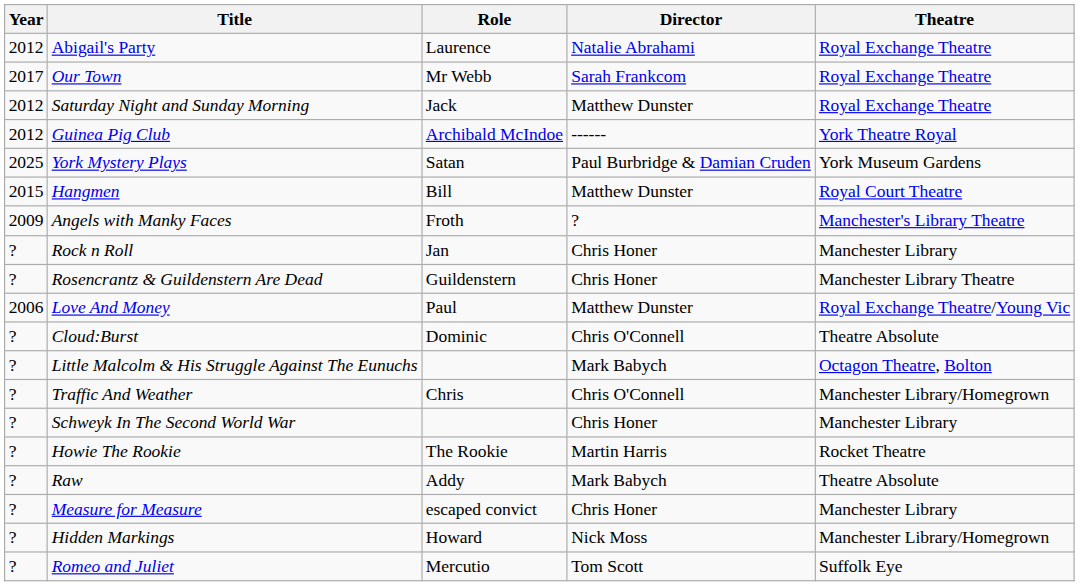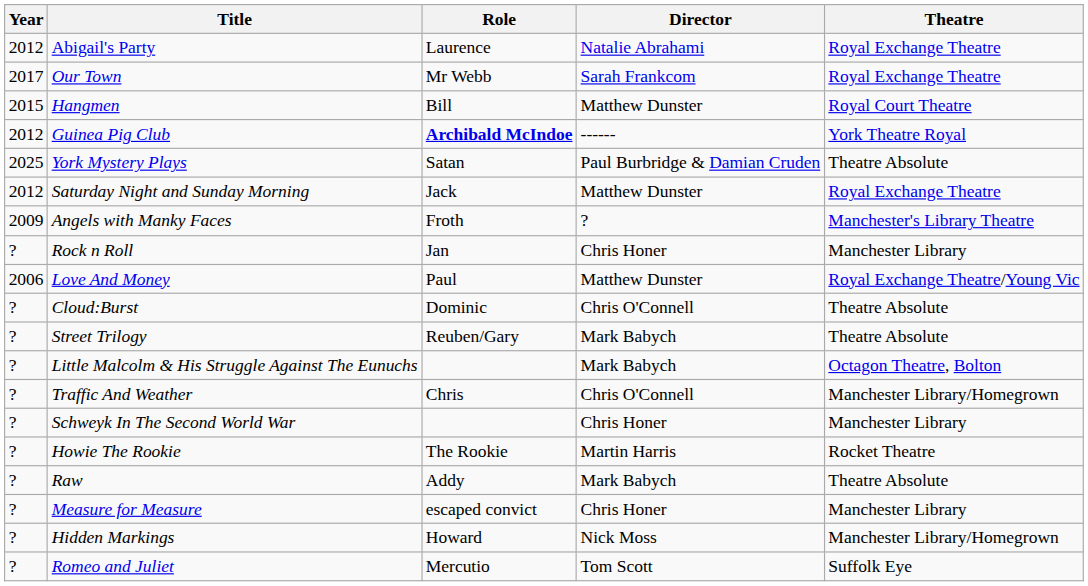rows swapped: (86, 192) <-> (180, 105)
(494, 134) normal -> (499, 134) bold
(900, 163) York Museum Gardens -> (888, 163) Theatre Absolute
- row: (187, 278)
+ row: (99, 336)
